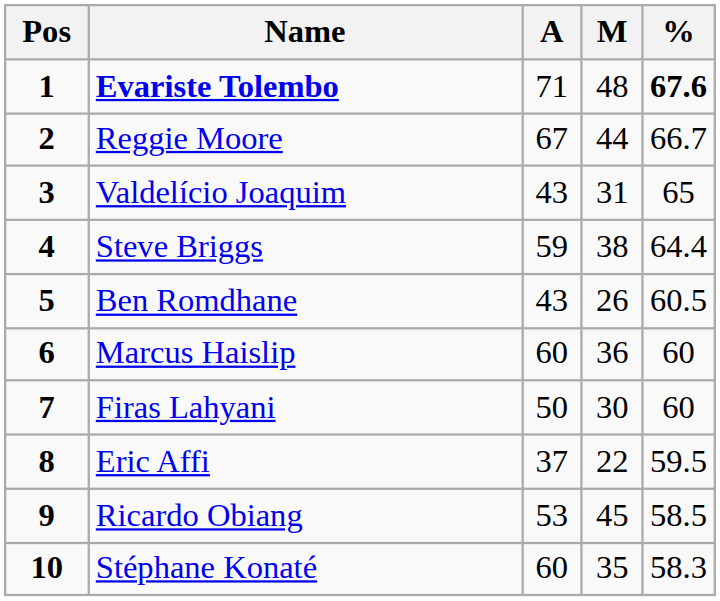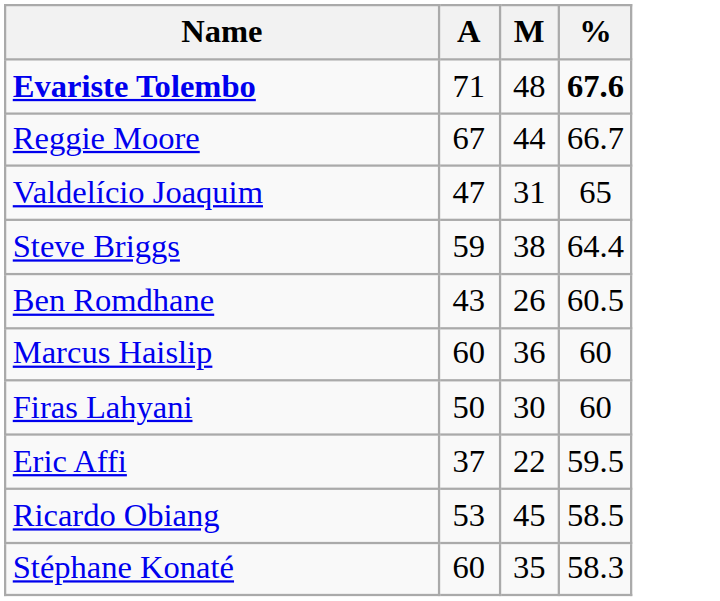- column: (47, 31)
(552, 192) 43 -> (469, 192) 47
